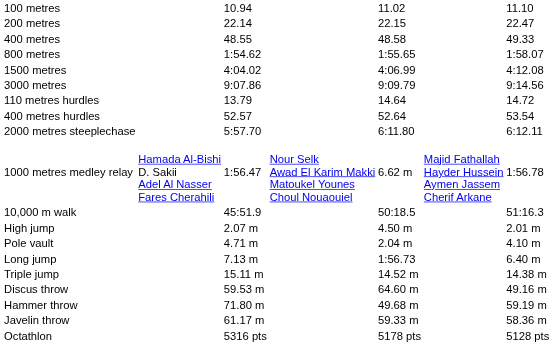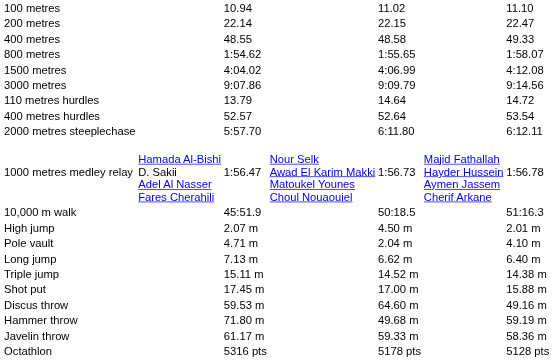(395, 172) 6.62 m -> (397, 172) 1:56.73
(397, 259) 1:56.73 -> (395, 259) 6.62 m
+ row: (25, 289)
